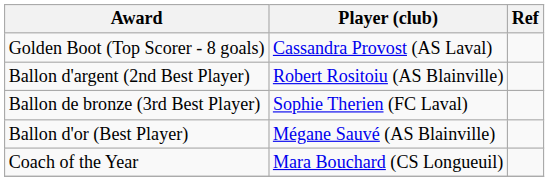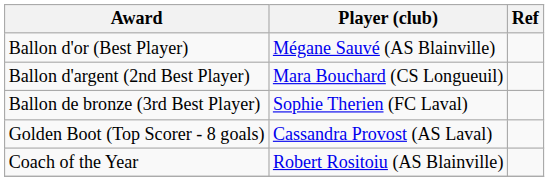rows swapped: (98, 133) <-> (137, 47)
(388, 76) Robert Rositoiu (AS Blainville) -> (388, 76) Mara Bouchard (CS Longueuil)
(388, 162) Mara Bouchard (CS Longueuil) -> (388, 162) Robert Rositoiu (AS Blainville)
